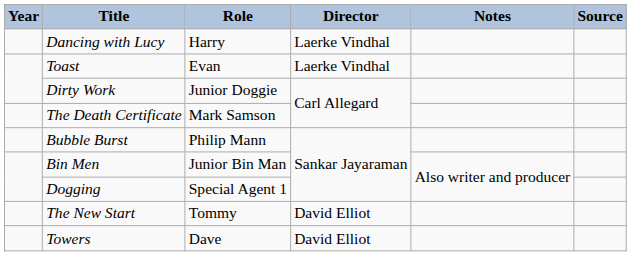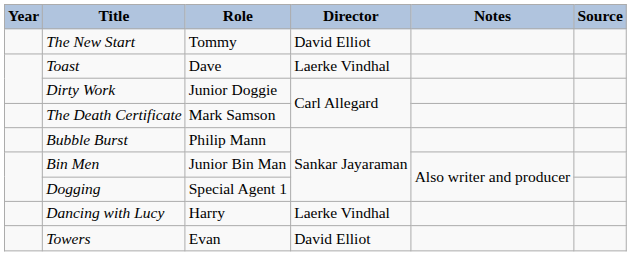rows swapped: (105, 41) <-> (91, 213)
(205, 66) Evan -> (205, 66) Dave
(205, 238) Dave -> (205, 238) Evan
